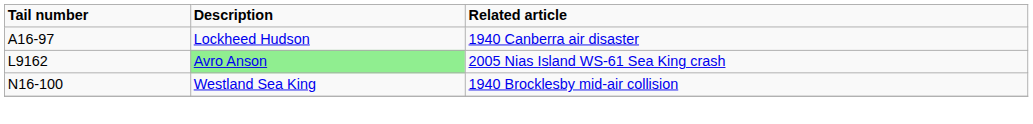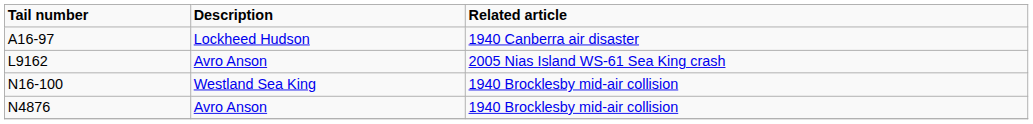(230, 61) lightgreen background -> (230, 61) no background
+ row: (29, 107)
